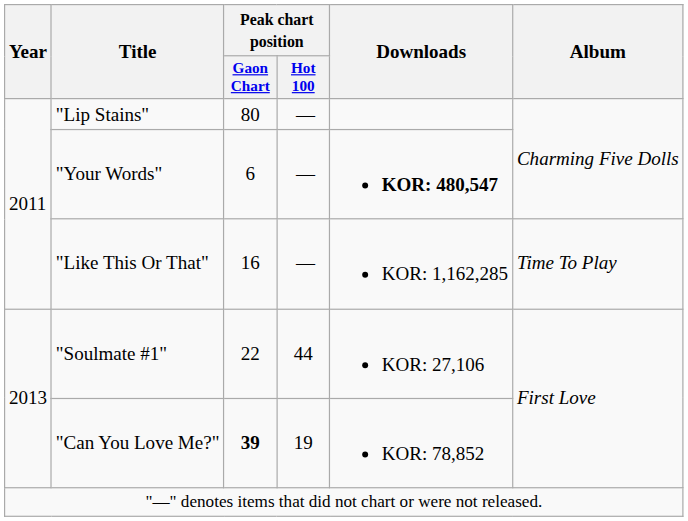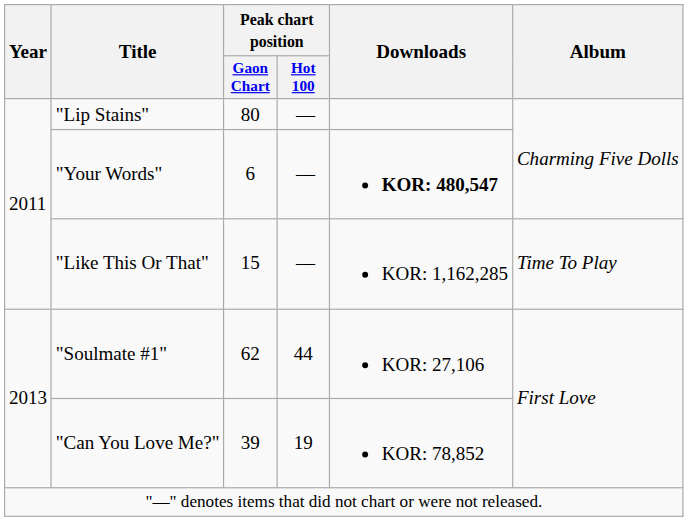(250, 263) 16 -> (250, 263) 15
(250, 353) 22 -> (250, 353) 62
(250, 443) bold -> (250, 443) normal
